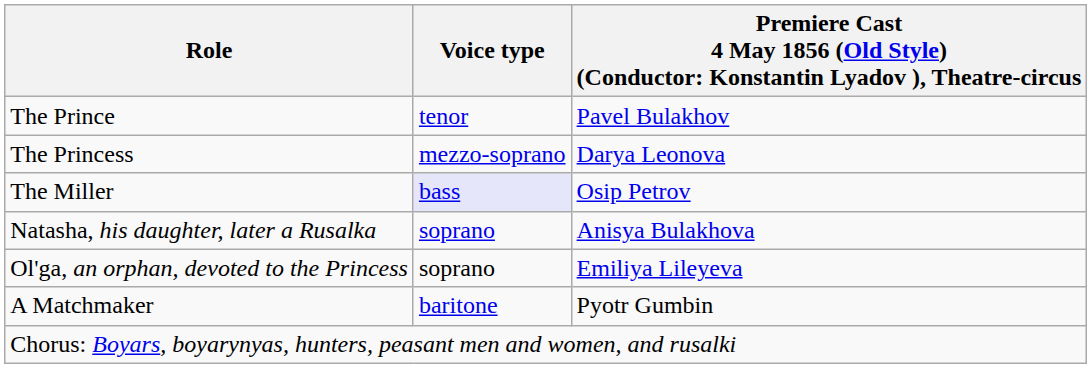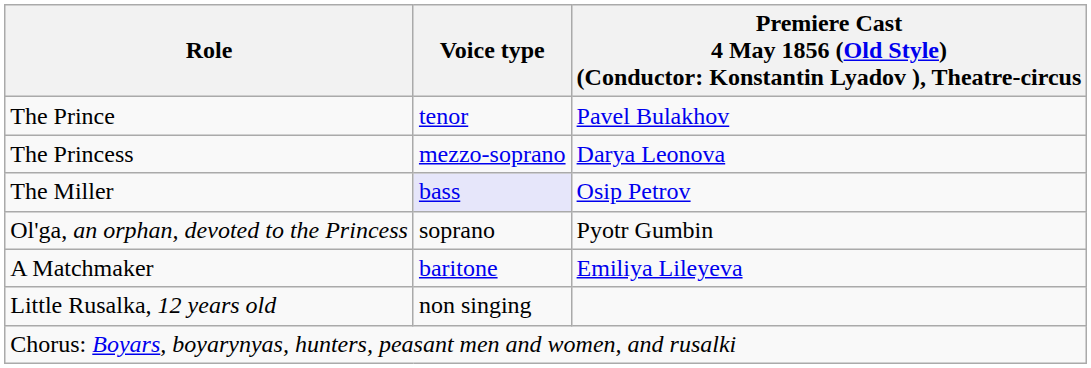- row: (193, 229)
(660, 267) Emiliya Lileyeva -> (645, 229) Pyotr Gumbin
(645, 305) Pyotr Gumbin -> (660, 267) Emiliya Lileyeva
+ row: (143, 305)
